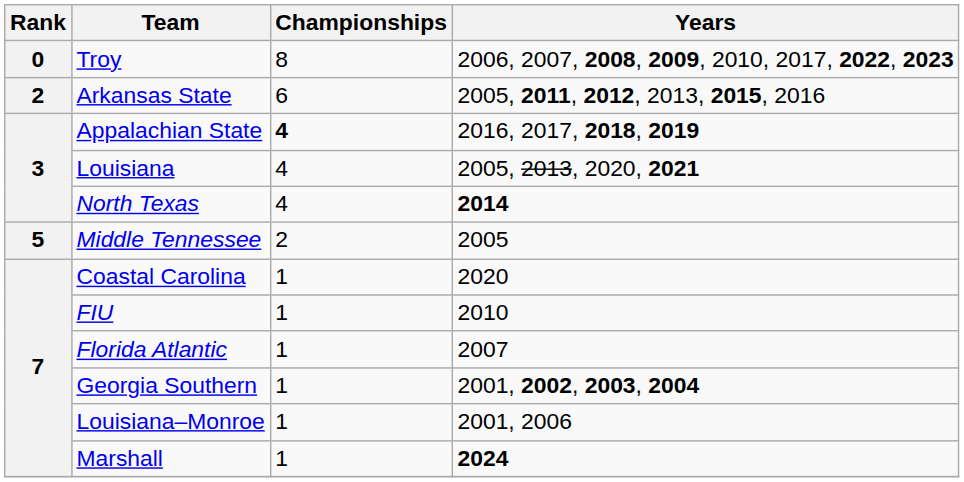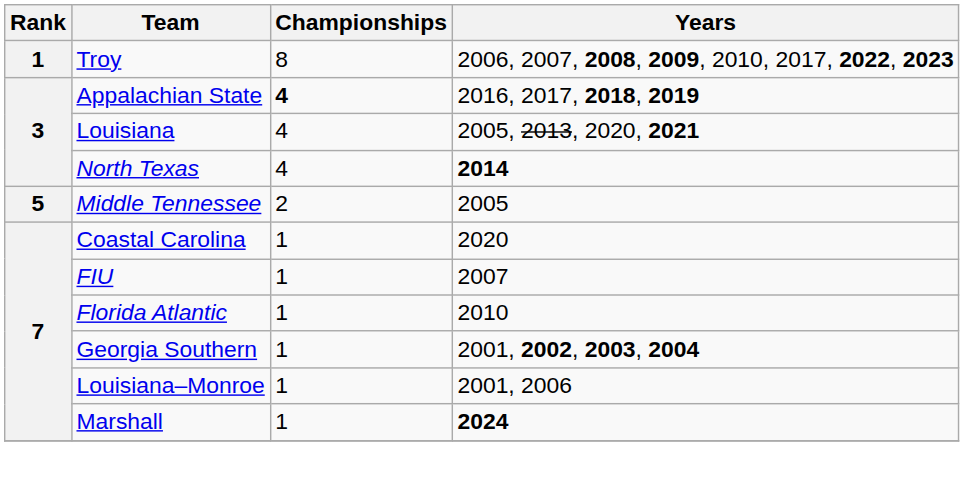(38, 58) 0 -> (38, 58) 1
- row: (154, 95)
(483, 312) 2010 -> (483, 276) 2007
(483, 349) 2007 -> (483, 312) 2010
